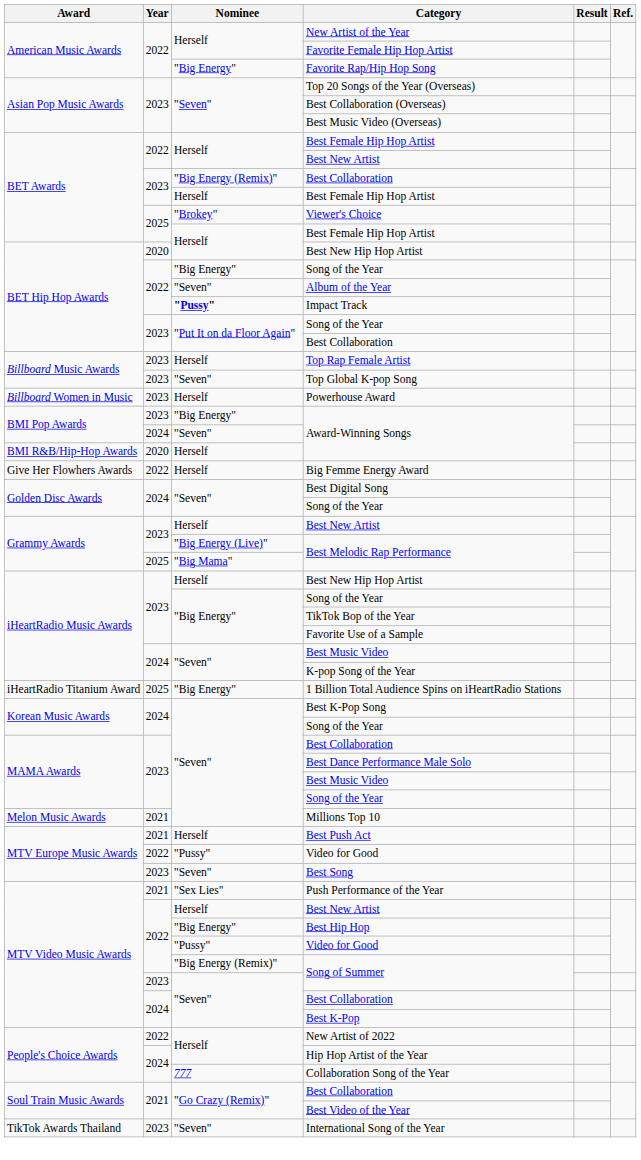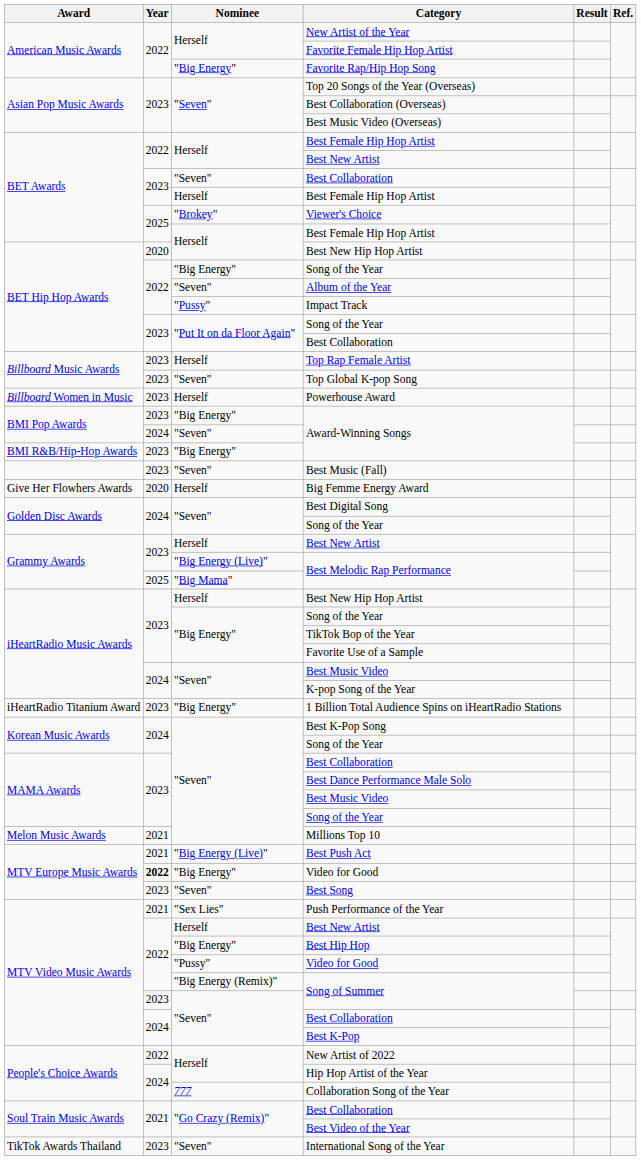(226, 178) "Big Energy (Remix)" -> (193, 178) "Seven"
(194, 305) bold -> (192, 305) normal
(157, 452) 2020 -> (157, 452) 2023
(191, 452) Herself -> (205, 452) "Big Energy"
+ row: (74, 470)
(157, 470) 2022 -> (157, 488) 2020
(157, 689) 2025 -> (157, 707) 2023
(191, 835) Herself -> (221, 854) "Big Energy (Live)"
(157, 854) normal -> (157, 872) bold
(192, 854) "Pussy" -> (205, 872) "Big Energy"
